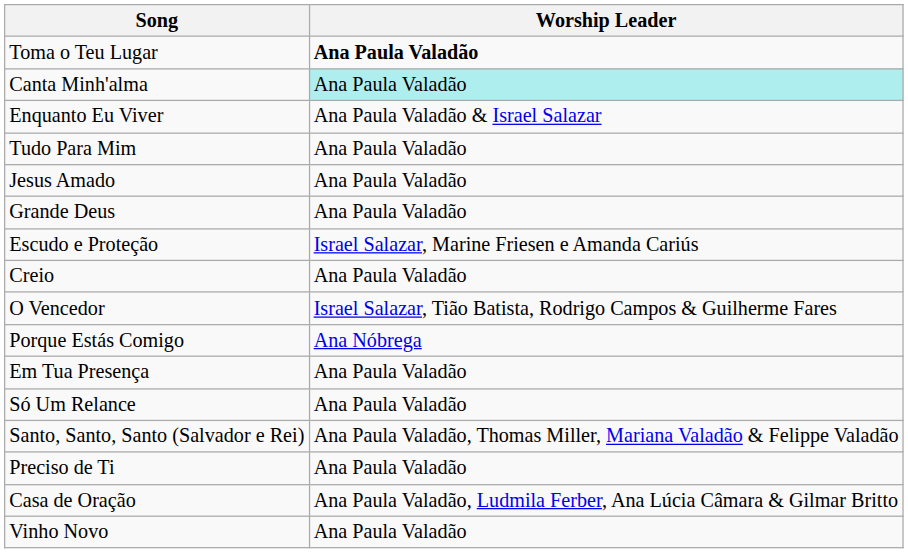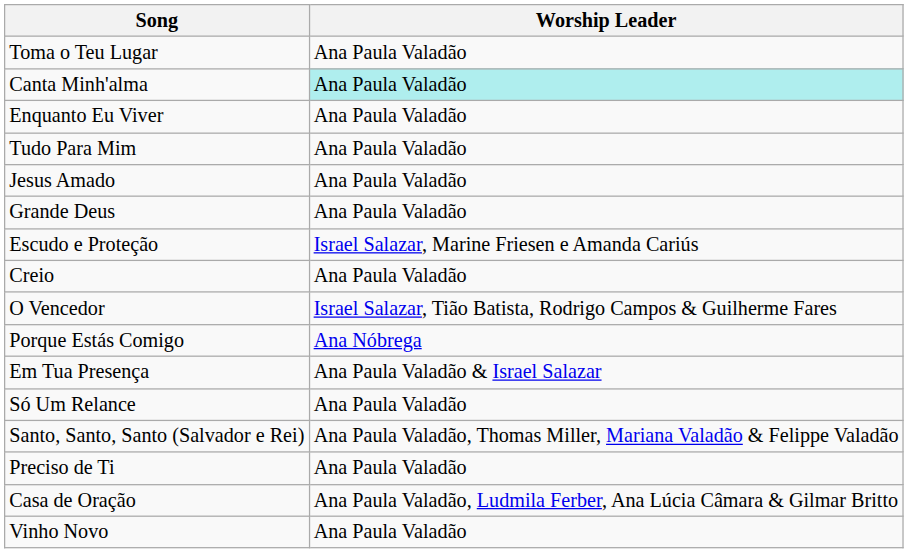(396, 52) bold -> (390, 52) normal
(458, 116) Ana Paula Valadão & Israel Salazar -> (390, 116) Ana Paula Valadão
(390, 372) Ana Paula Valadão -> (458, 372) Ana Paula Valadão & Israel Salazar
